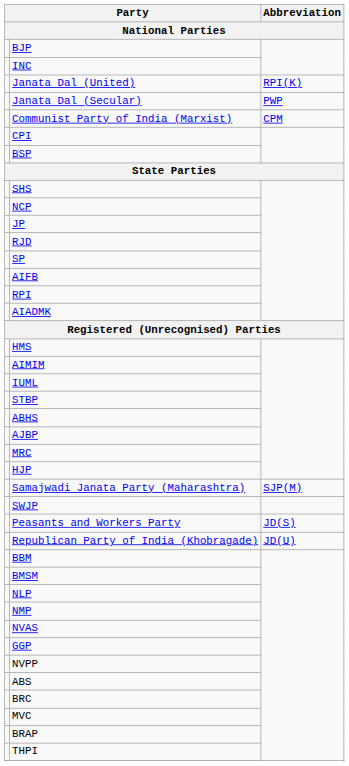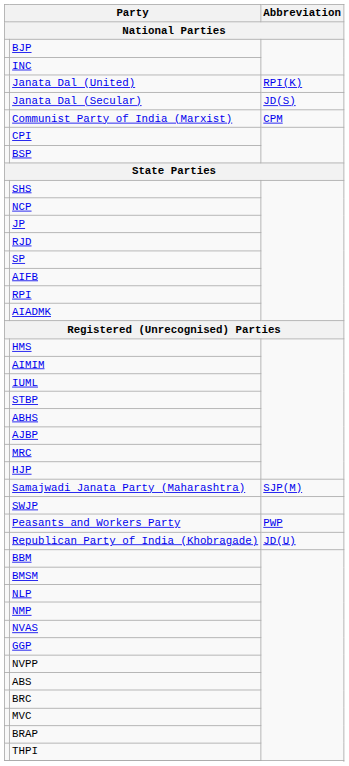(273, 101) PWP -> (280, 101) JD(S)
(280, 523) JD(S) -> (273, 523) PWP
